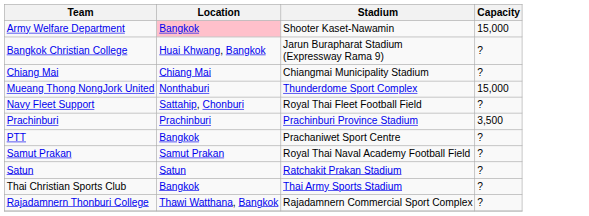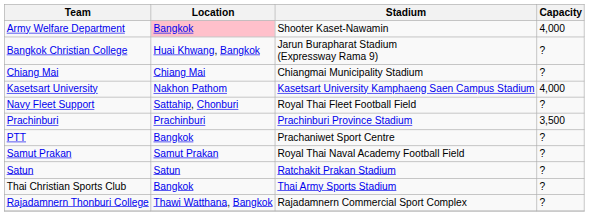(493, 28) 15,000 -> (552, 28) 4,000
+ row: (52, 89)
- row: (81, 89)
